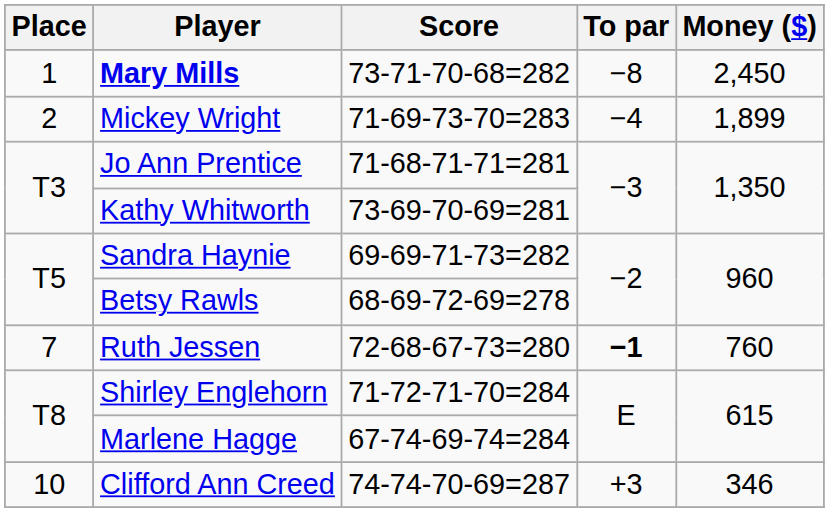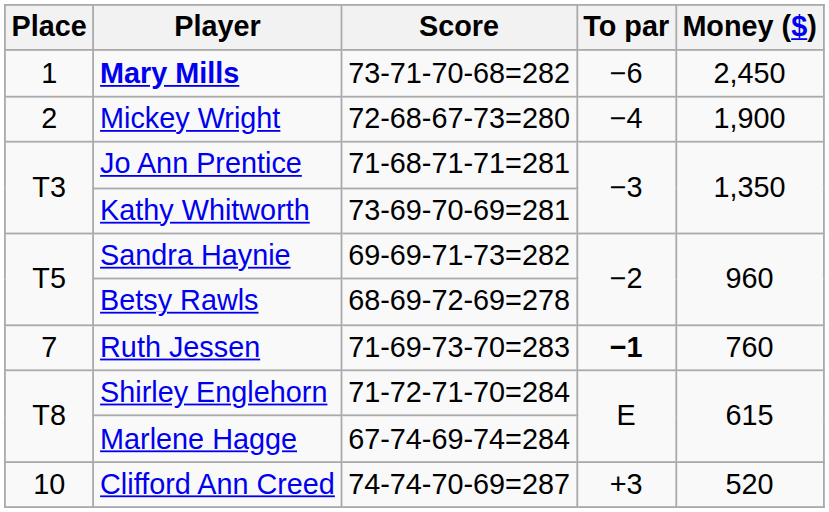(626, 73) −8 -> (626, 73) −6
(459, 118) 71-69-73-70=283 -> (459, 118) 72-68-67-73=280
(750, 118) 1,899 -> (750, 118) 1,900
(459, 347) 72-68-67-73=280 -> (459, 347) 71-69-73-70=283
(750, 484) 346 -> (750, 484) 520
